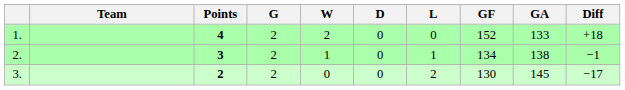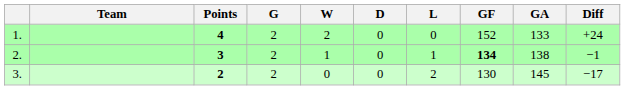(593, 34) +18 -> (593, 34) +24
(487, 54) normal -> (487, 54) bold
